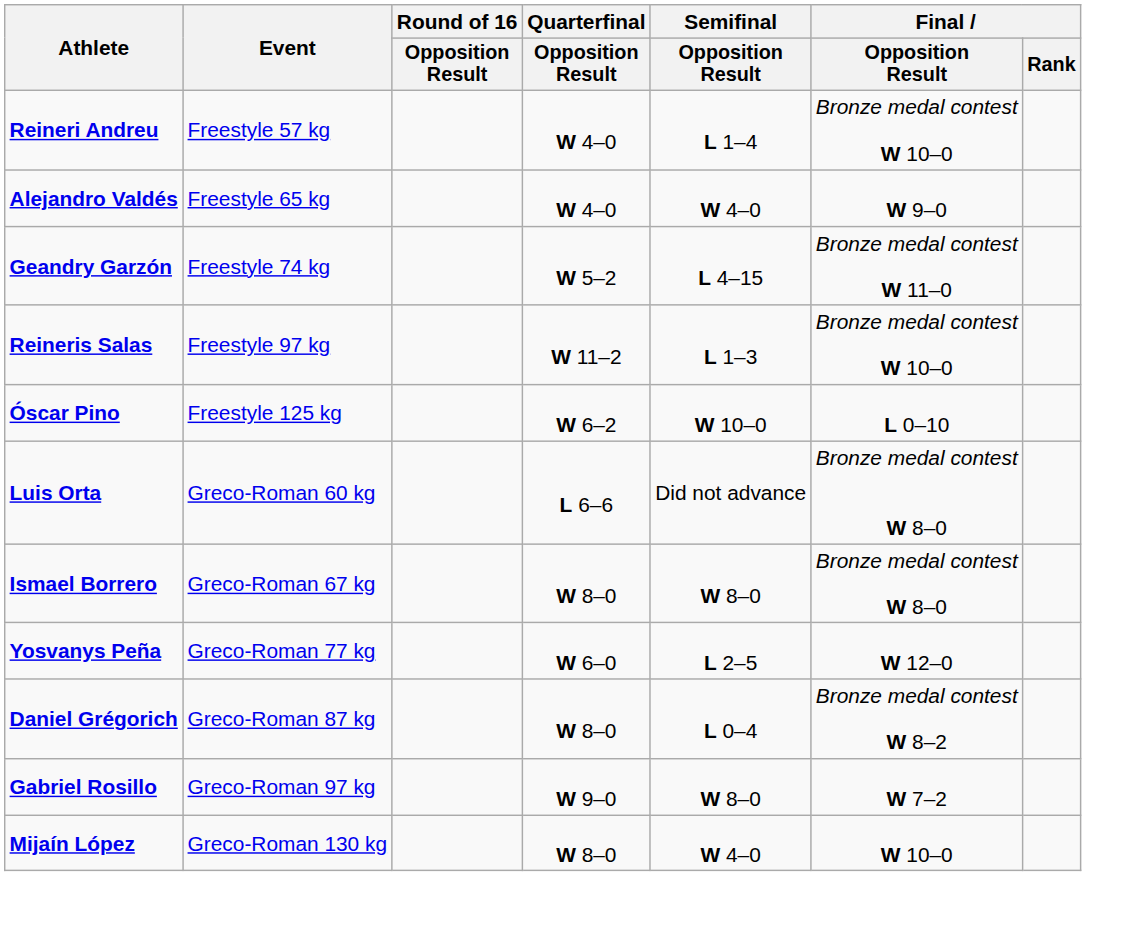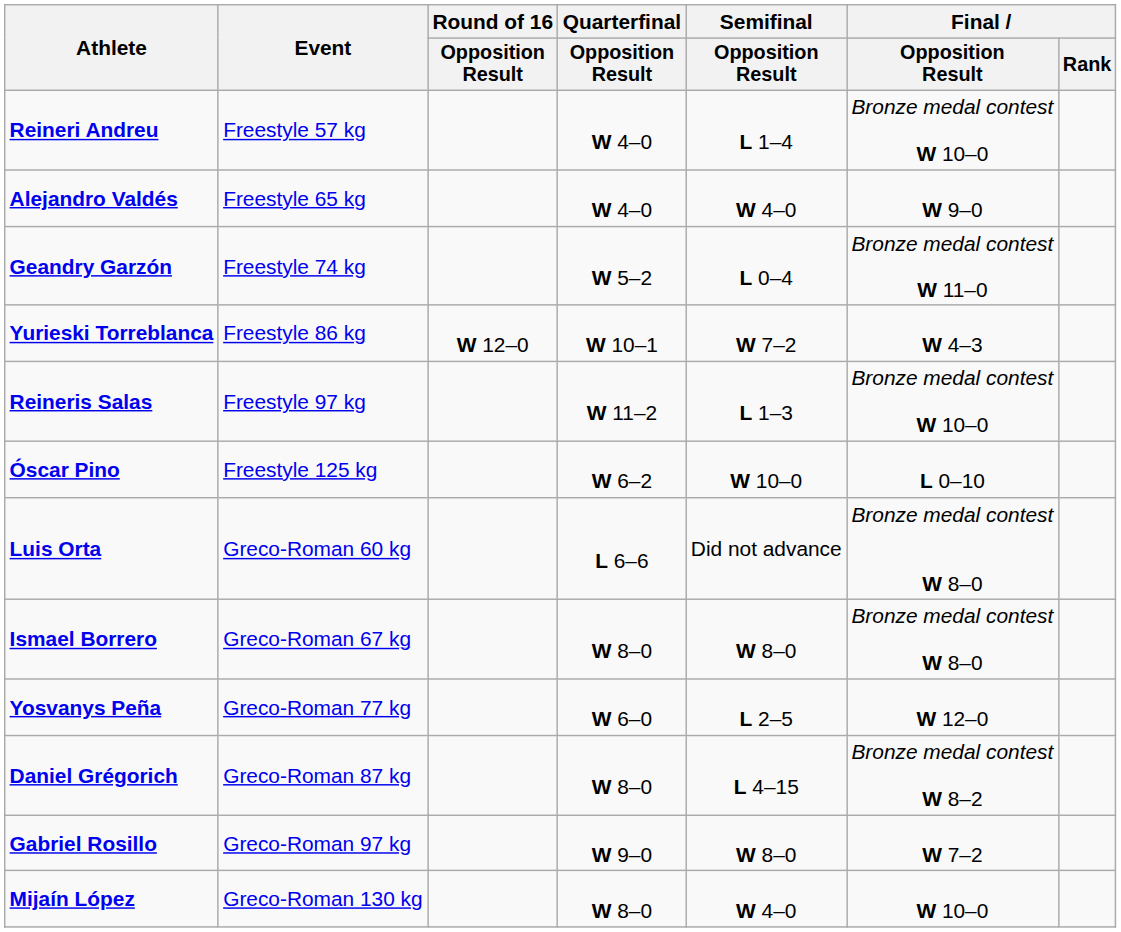(731, 278) L 4–15 -> (766, 278) L 0–4
+ row: (111, 334)
(731, 731) L 0–4 -> (766, 787) L 4–15
